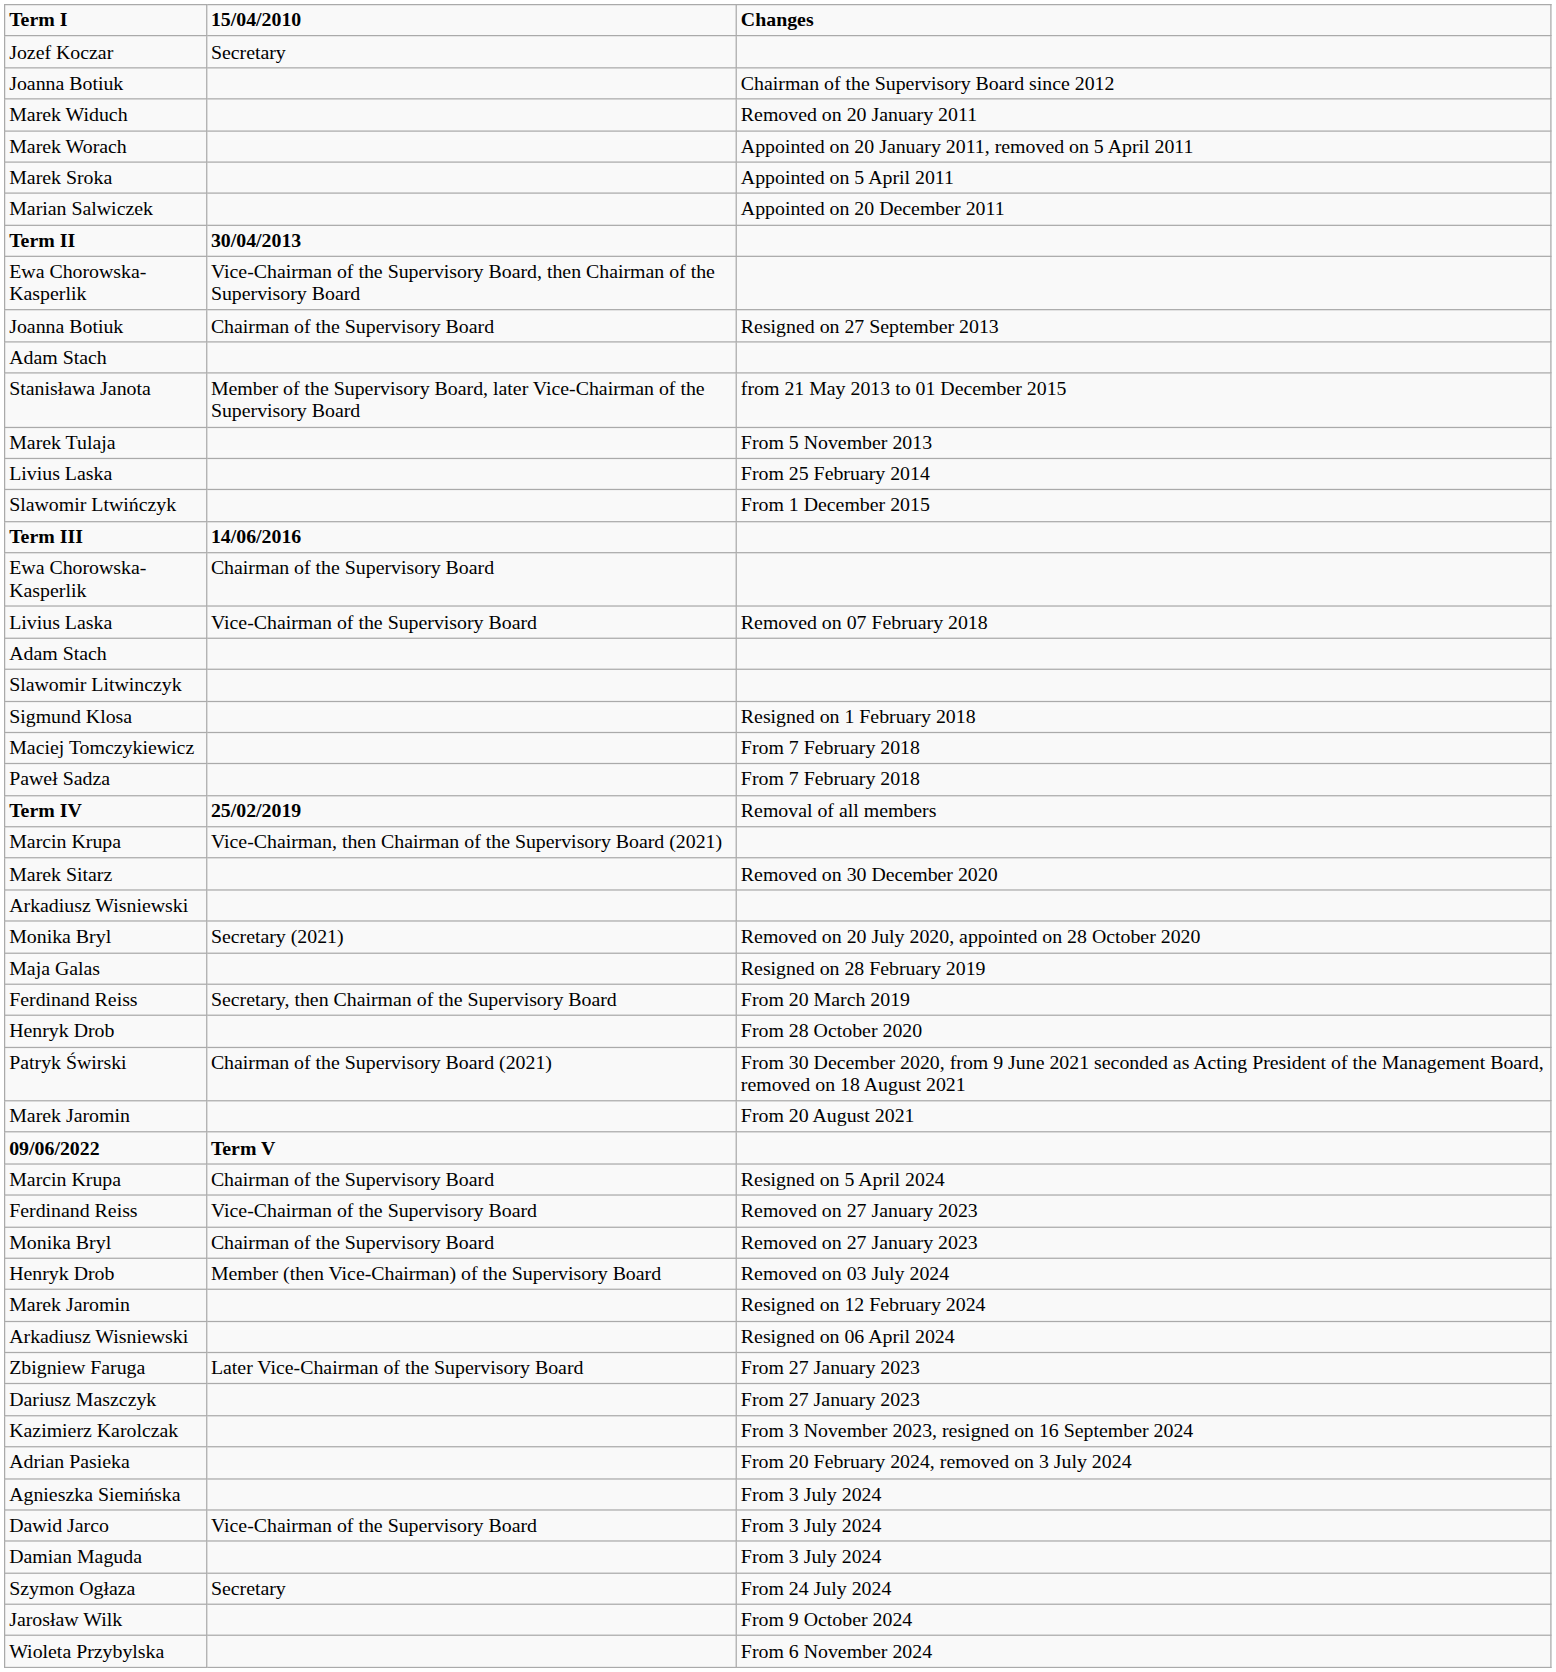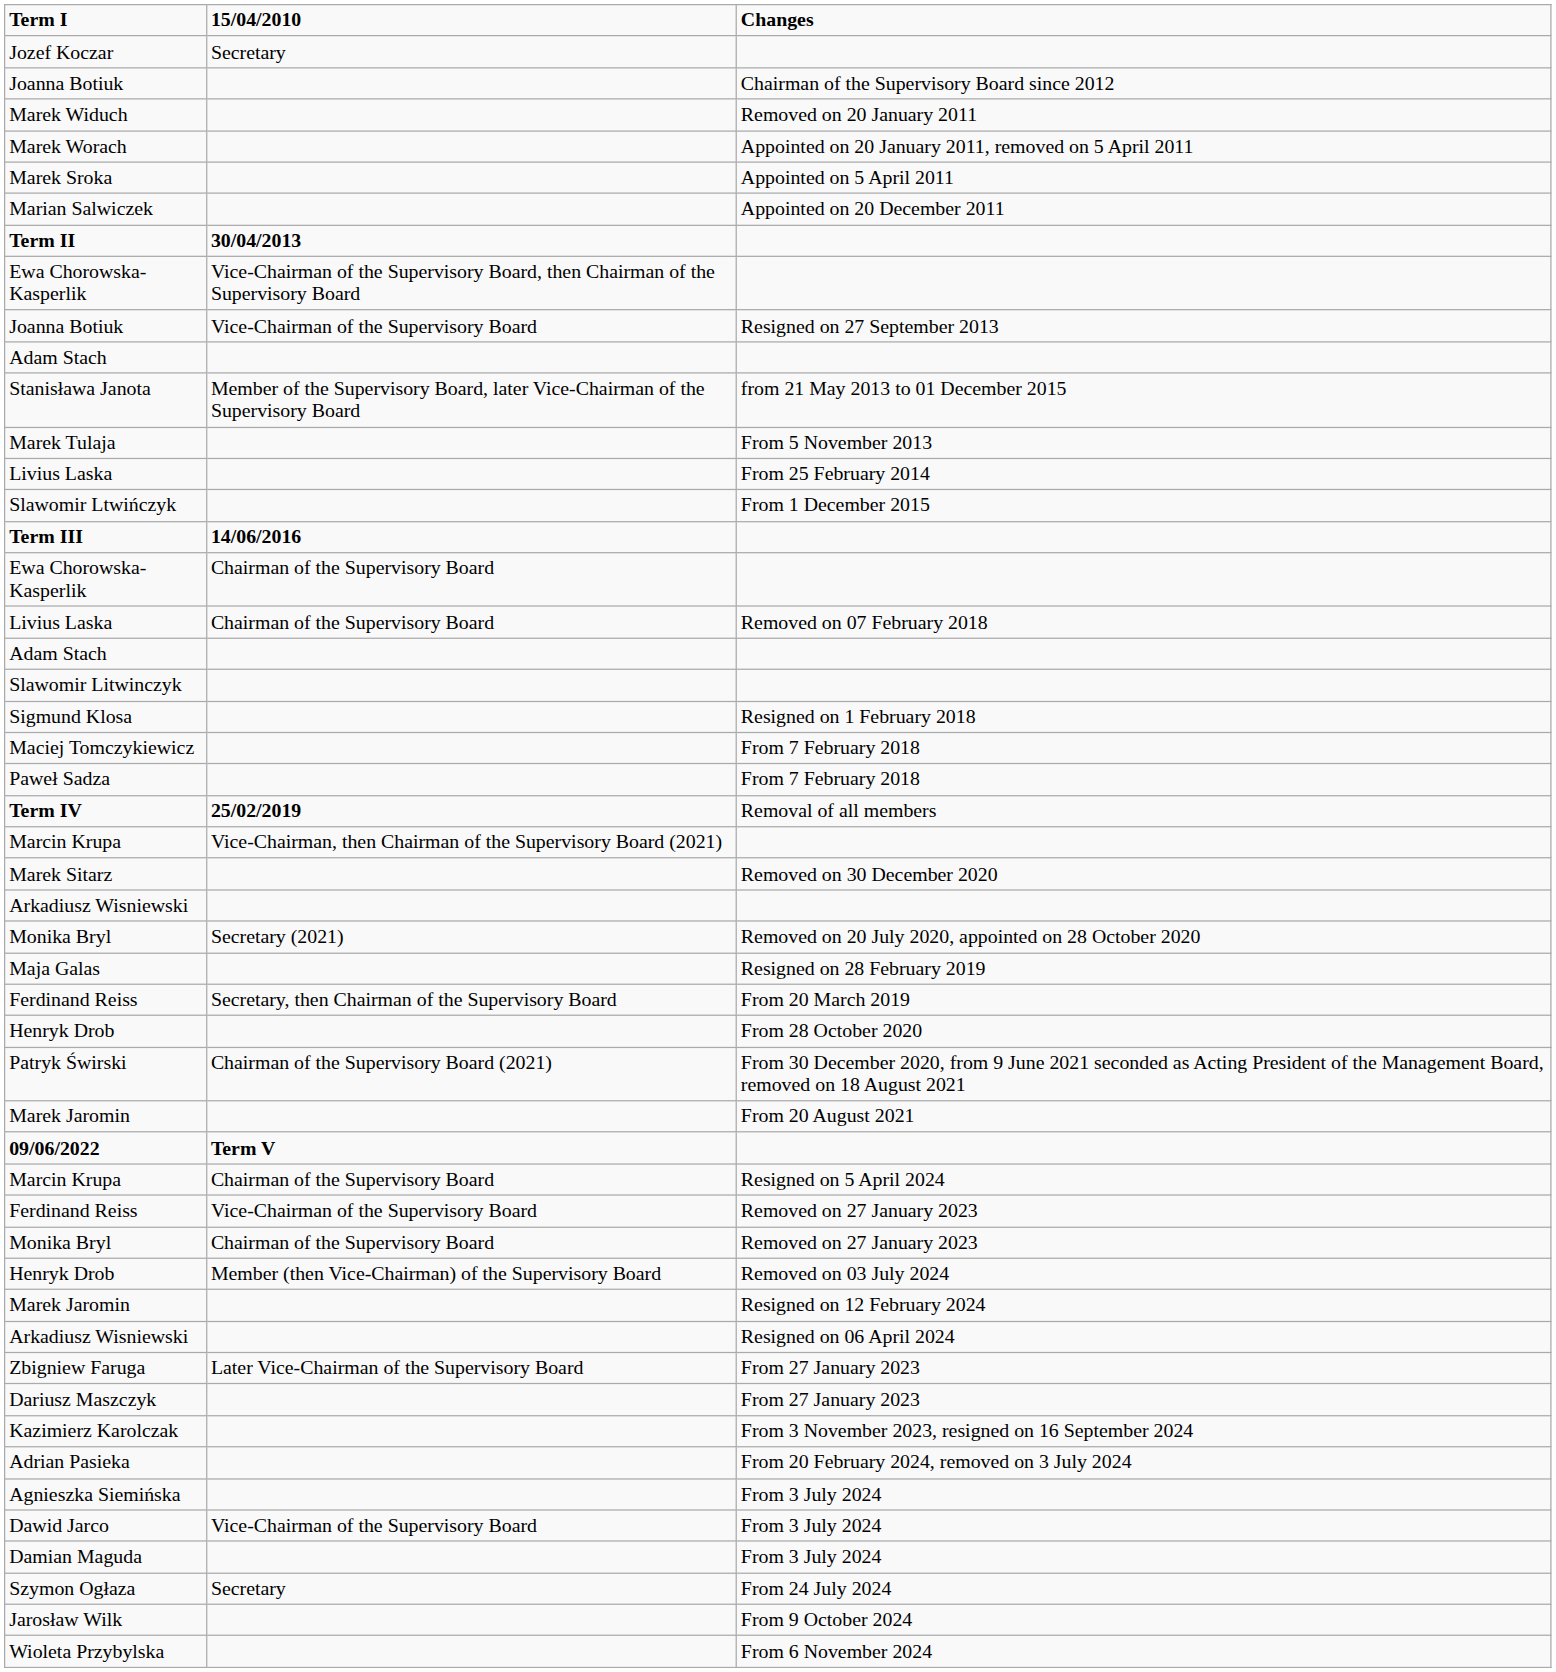(352, 325) Chairman of the Supervisory Board -> (374, 325) Vice-Chairman of the Supervisory Board
(374, 622) Vice-Chairman of the Supervisory Board -> (352, 622) Chairman of the Supervisory Board
